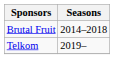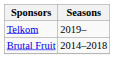rows swapped: (31, 29) <-> (23, 45)
